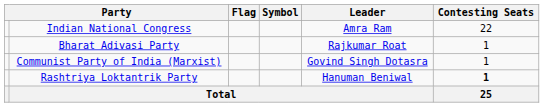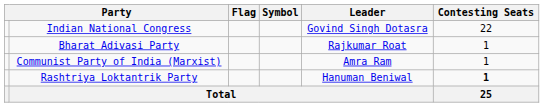(367, 29) Amra Ram -> (367, 29) Govind Singh Dotasra
(367, 61) Govind Singh Dotasra -> (367, 61) Amra Ram
